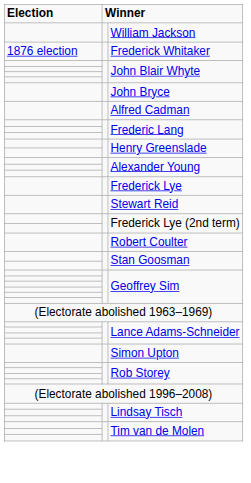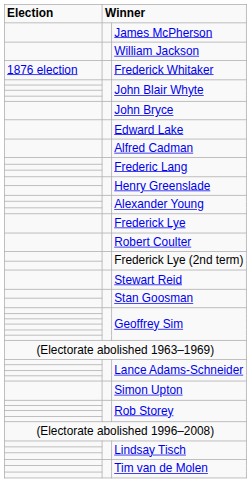+ row: (53, 33)
+ row: (53, 129)
rows swapped: (53, 205) <-> (53, 242)
